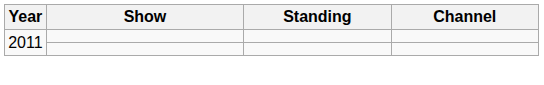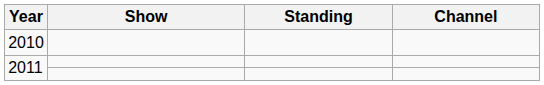+ row: (26, 42)
